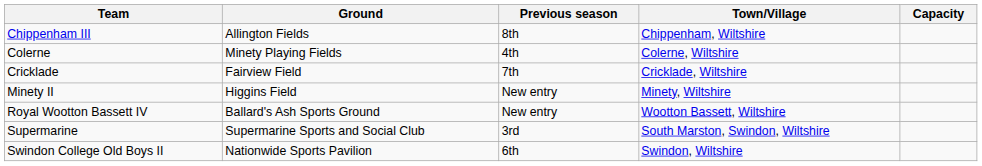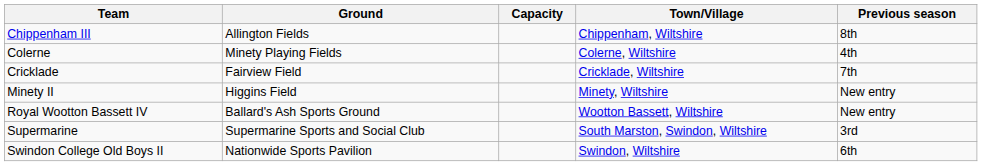columns swapped: (938, 14) <-> (569, 14)
